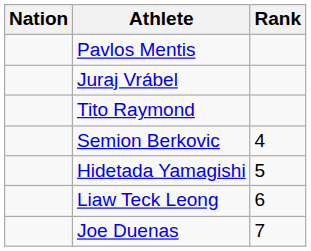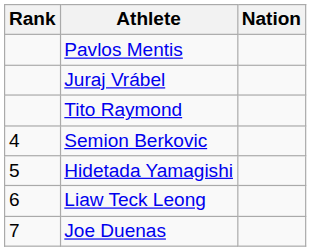columns swapped: (278, 19) <-> (39, 19)
